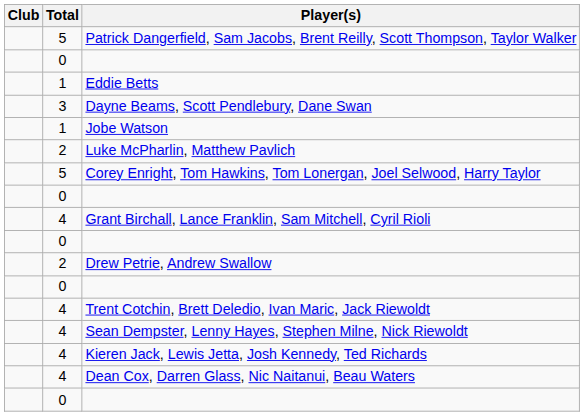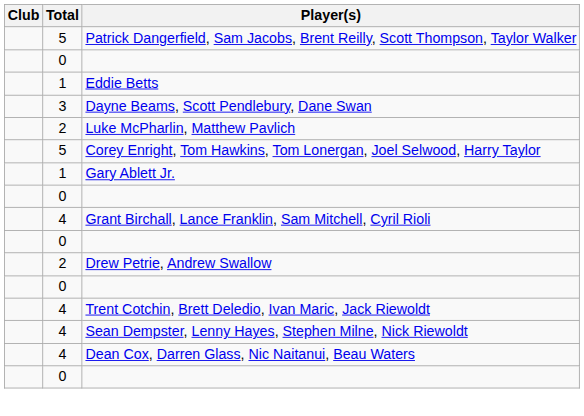- row: (62, 128)
+ row: (62, 173)
- row: (62, 354)
